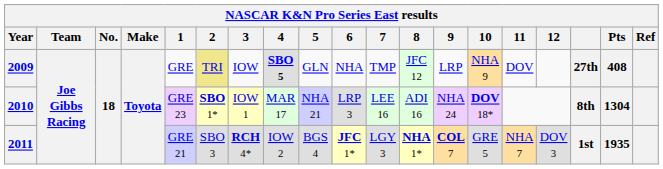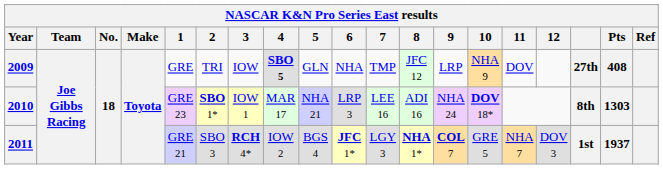(212, 68) khaki background -> (212, 68) no background
(617, 106) 1304 -> (617, 106) 1303
(617, 144) 1935 -> (617, 144) 1937
